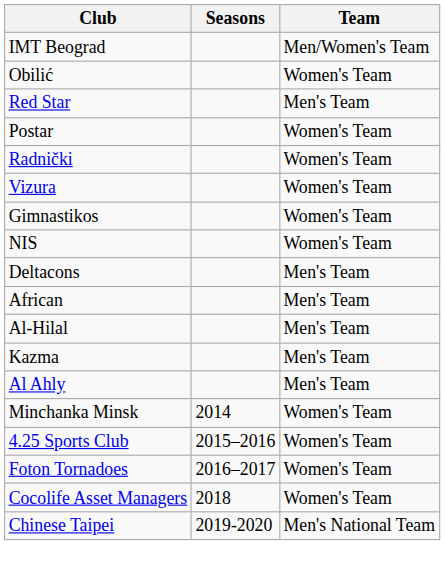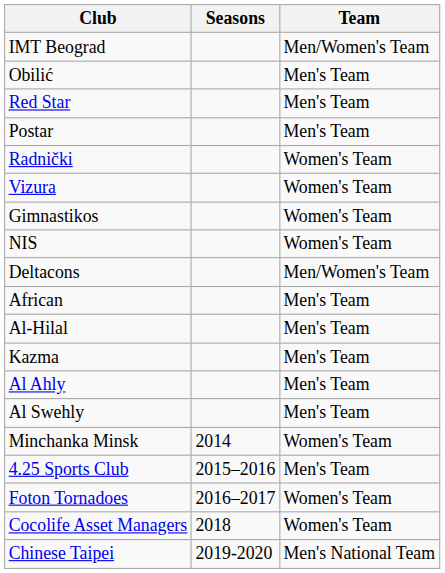(338, 74) Women's Team -> (326, 74) Men's Team
(338, 131) Women's Team -> (326, 131) Men's Team
(326, 272) Men's Team -> (356, 272) Men/Women's Team
+ row: (46, 412)
(338, 441) Women's Team -> (326, 469) Men's Team
